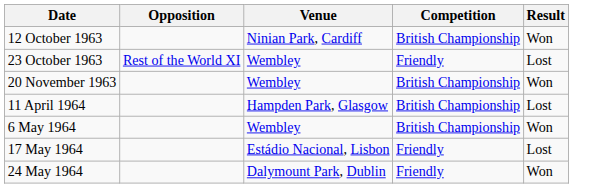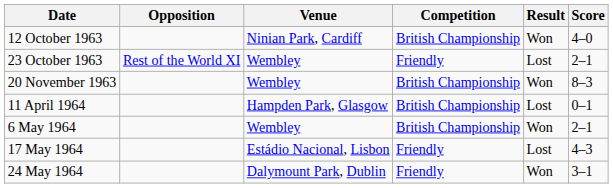+ column: (588, 15)
